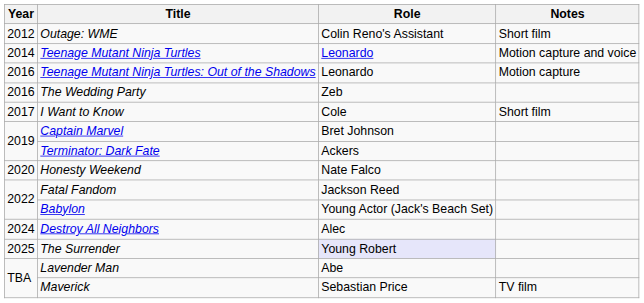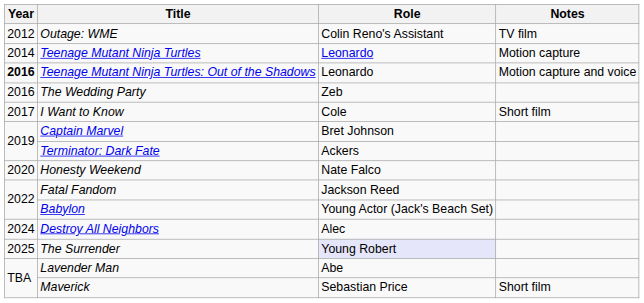(525, 33) Short film -> (518, 33) TV film
(568, 53) Motion capture and voice -> (539, 53) Motion capture
(21, 72) normal -> (21, 72) bold
(539, 72) Motion capture -> (568, 72) Motion capture and voice
(518, 287) TV film -> (525, 287) Short film
